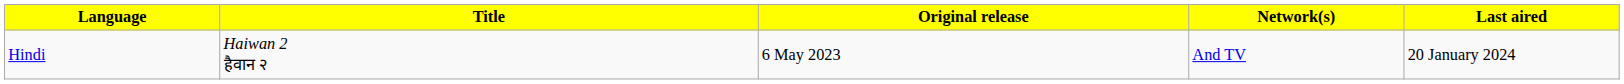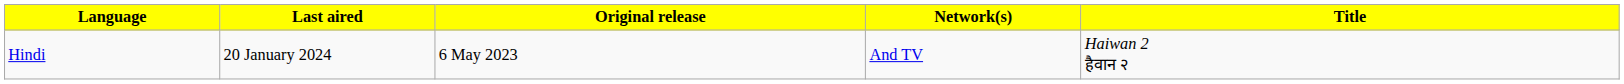columns swapped: (489, 17) <-> (1512, 17)
